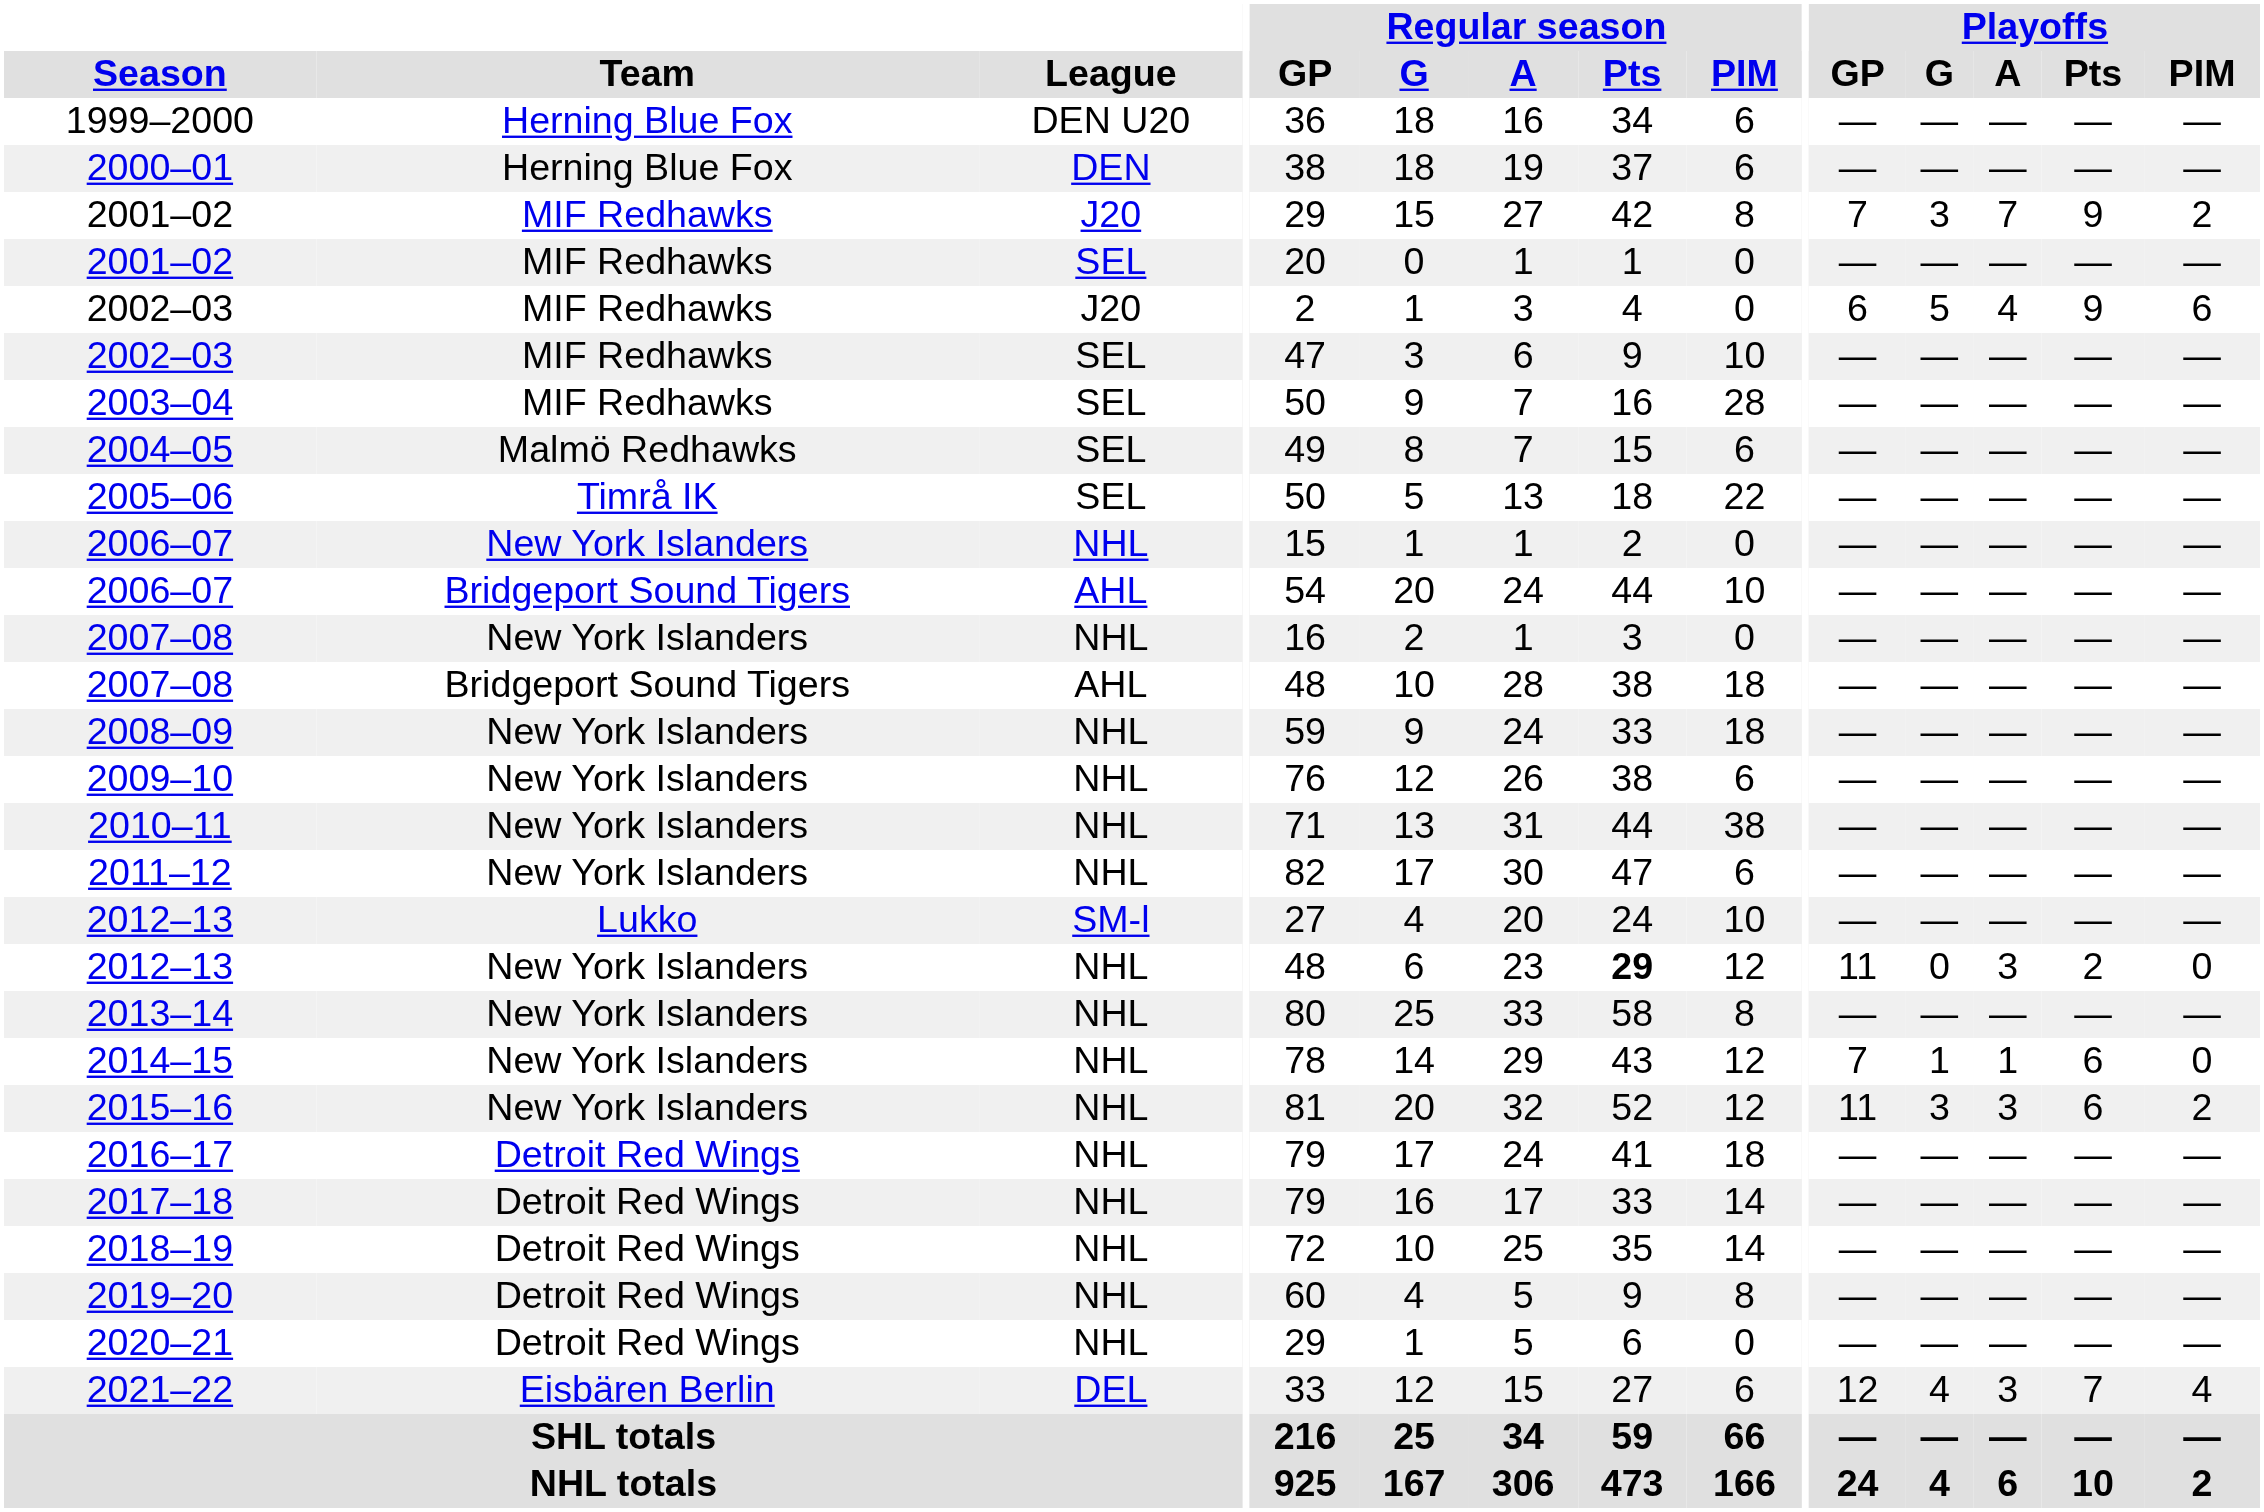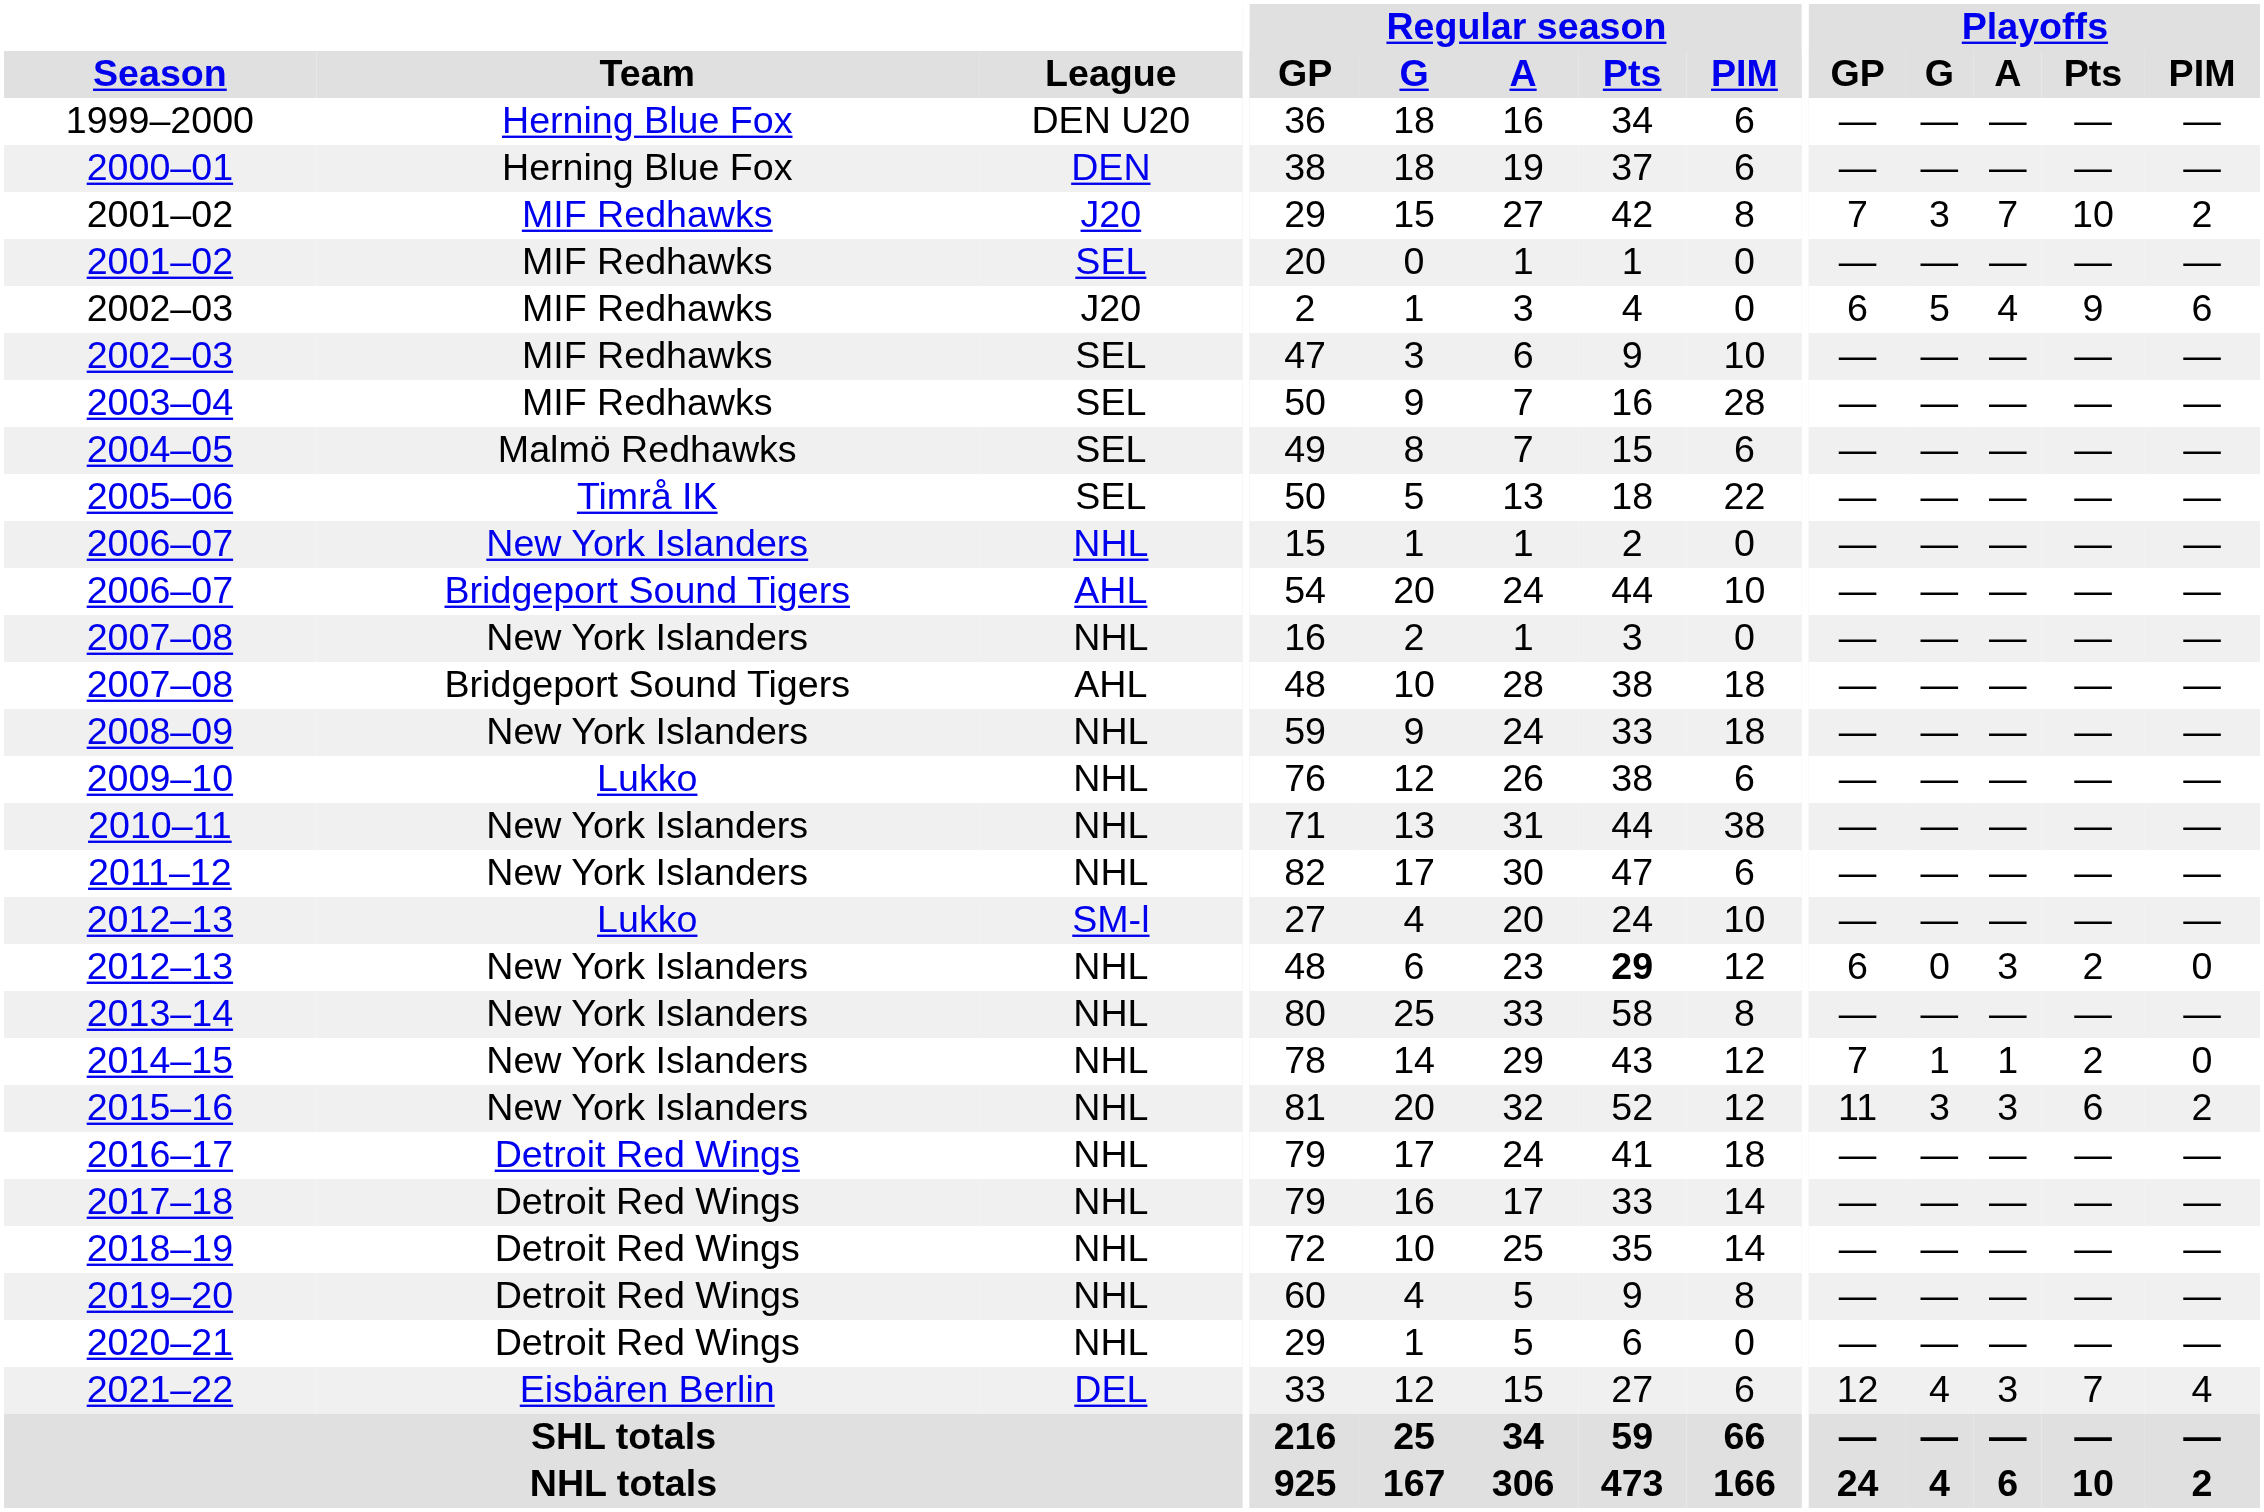(2093, 214) 9 -> (2093, 214) 10
(647, 778) New York Islanders -> (647, 778) Lukko
(1858, 966) 11 -> (1858, 966) 6
(2093, 1060) 6 -> (2093, 1060) 2
